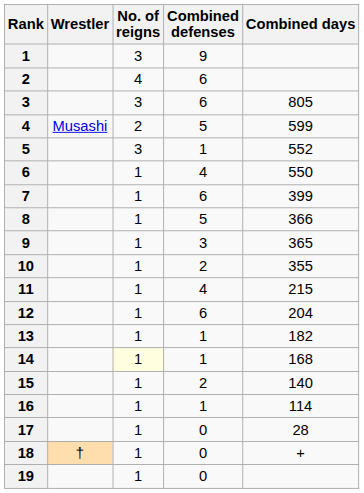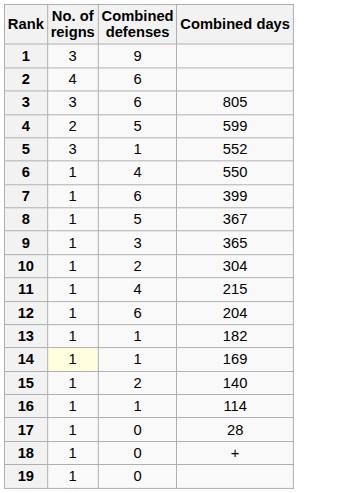- column: (80, 24)
(301, 219) 366 -> (235, 219) 367
(301, 266) 355 -> (235, 266) 304
(301, 359) 168 -> (235, 359) 169
